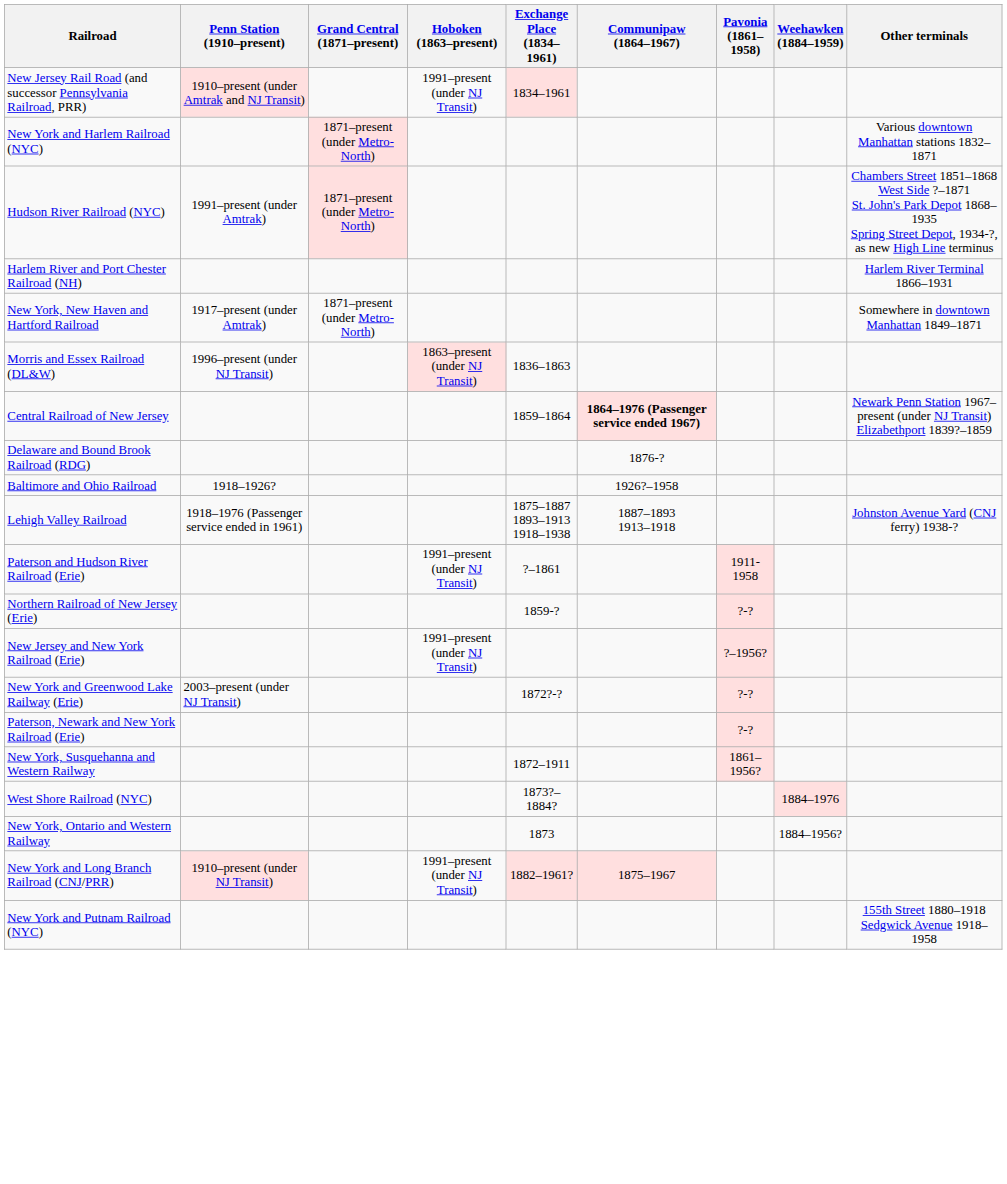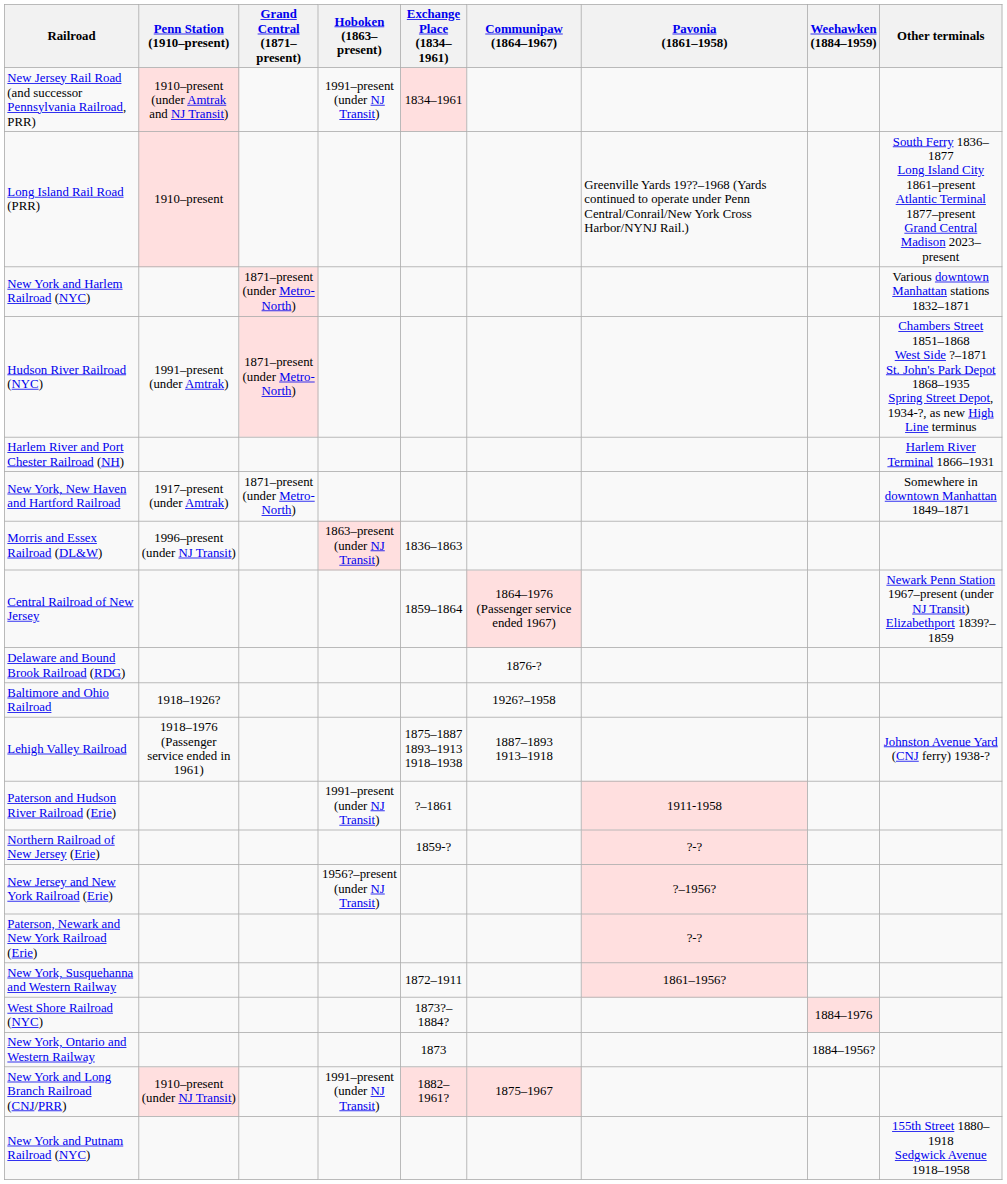+ row: (65, 199)
(647, 415) bold -> (524, 609) normal
(457, 652) 1991–present (under NJ Transit) -> (359, 889) 1956?–present (under NJ Transit)
- row: (90, 694)
